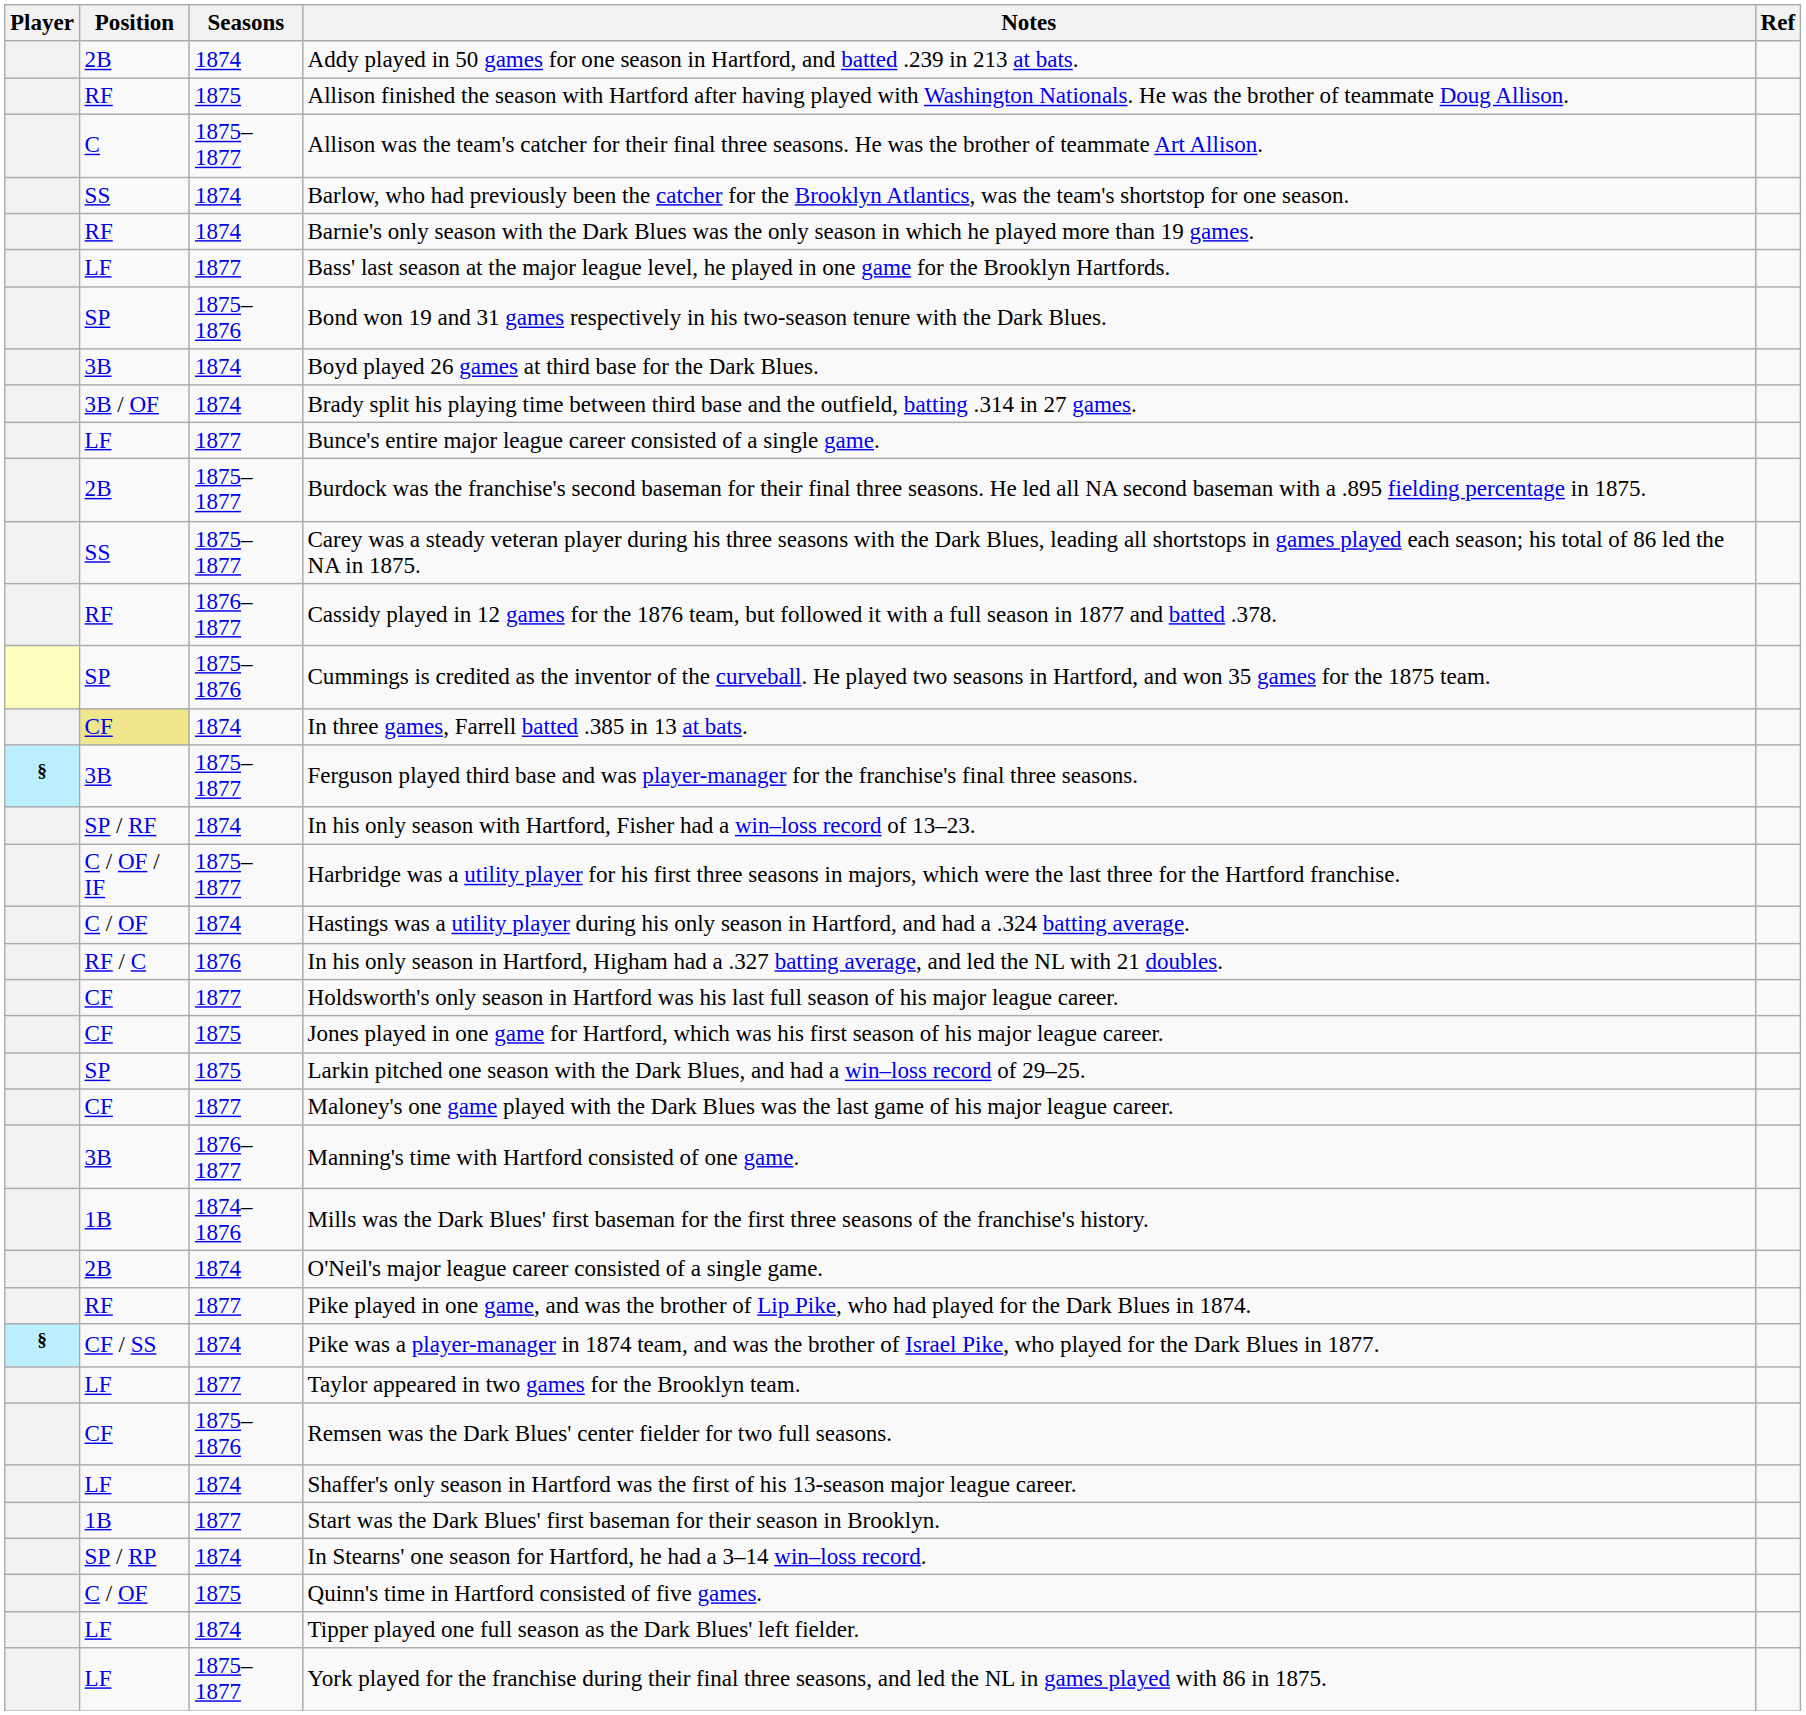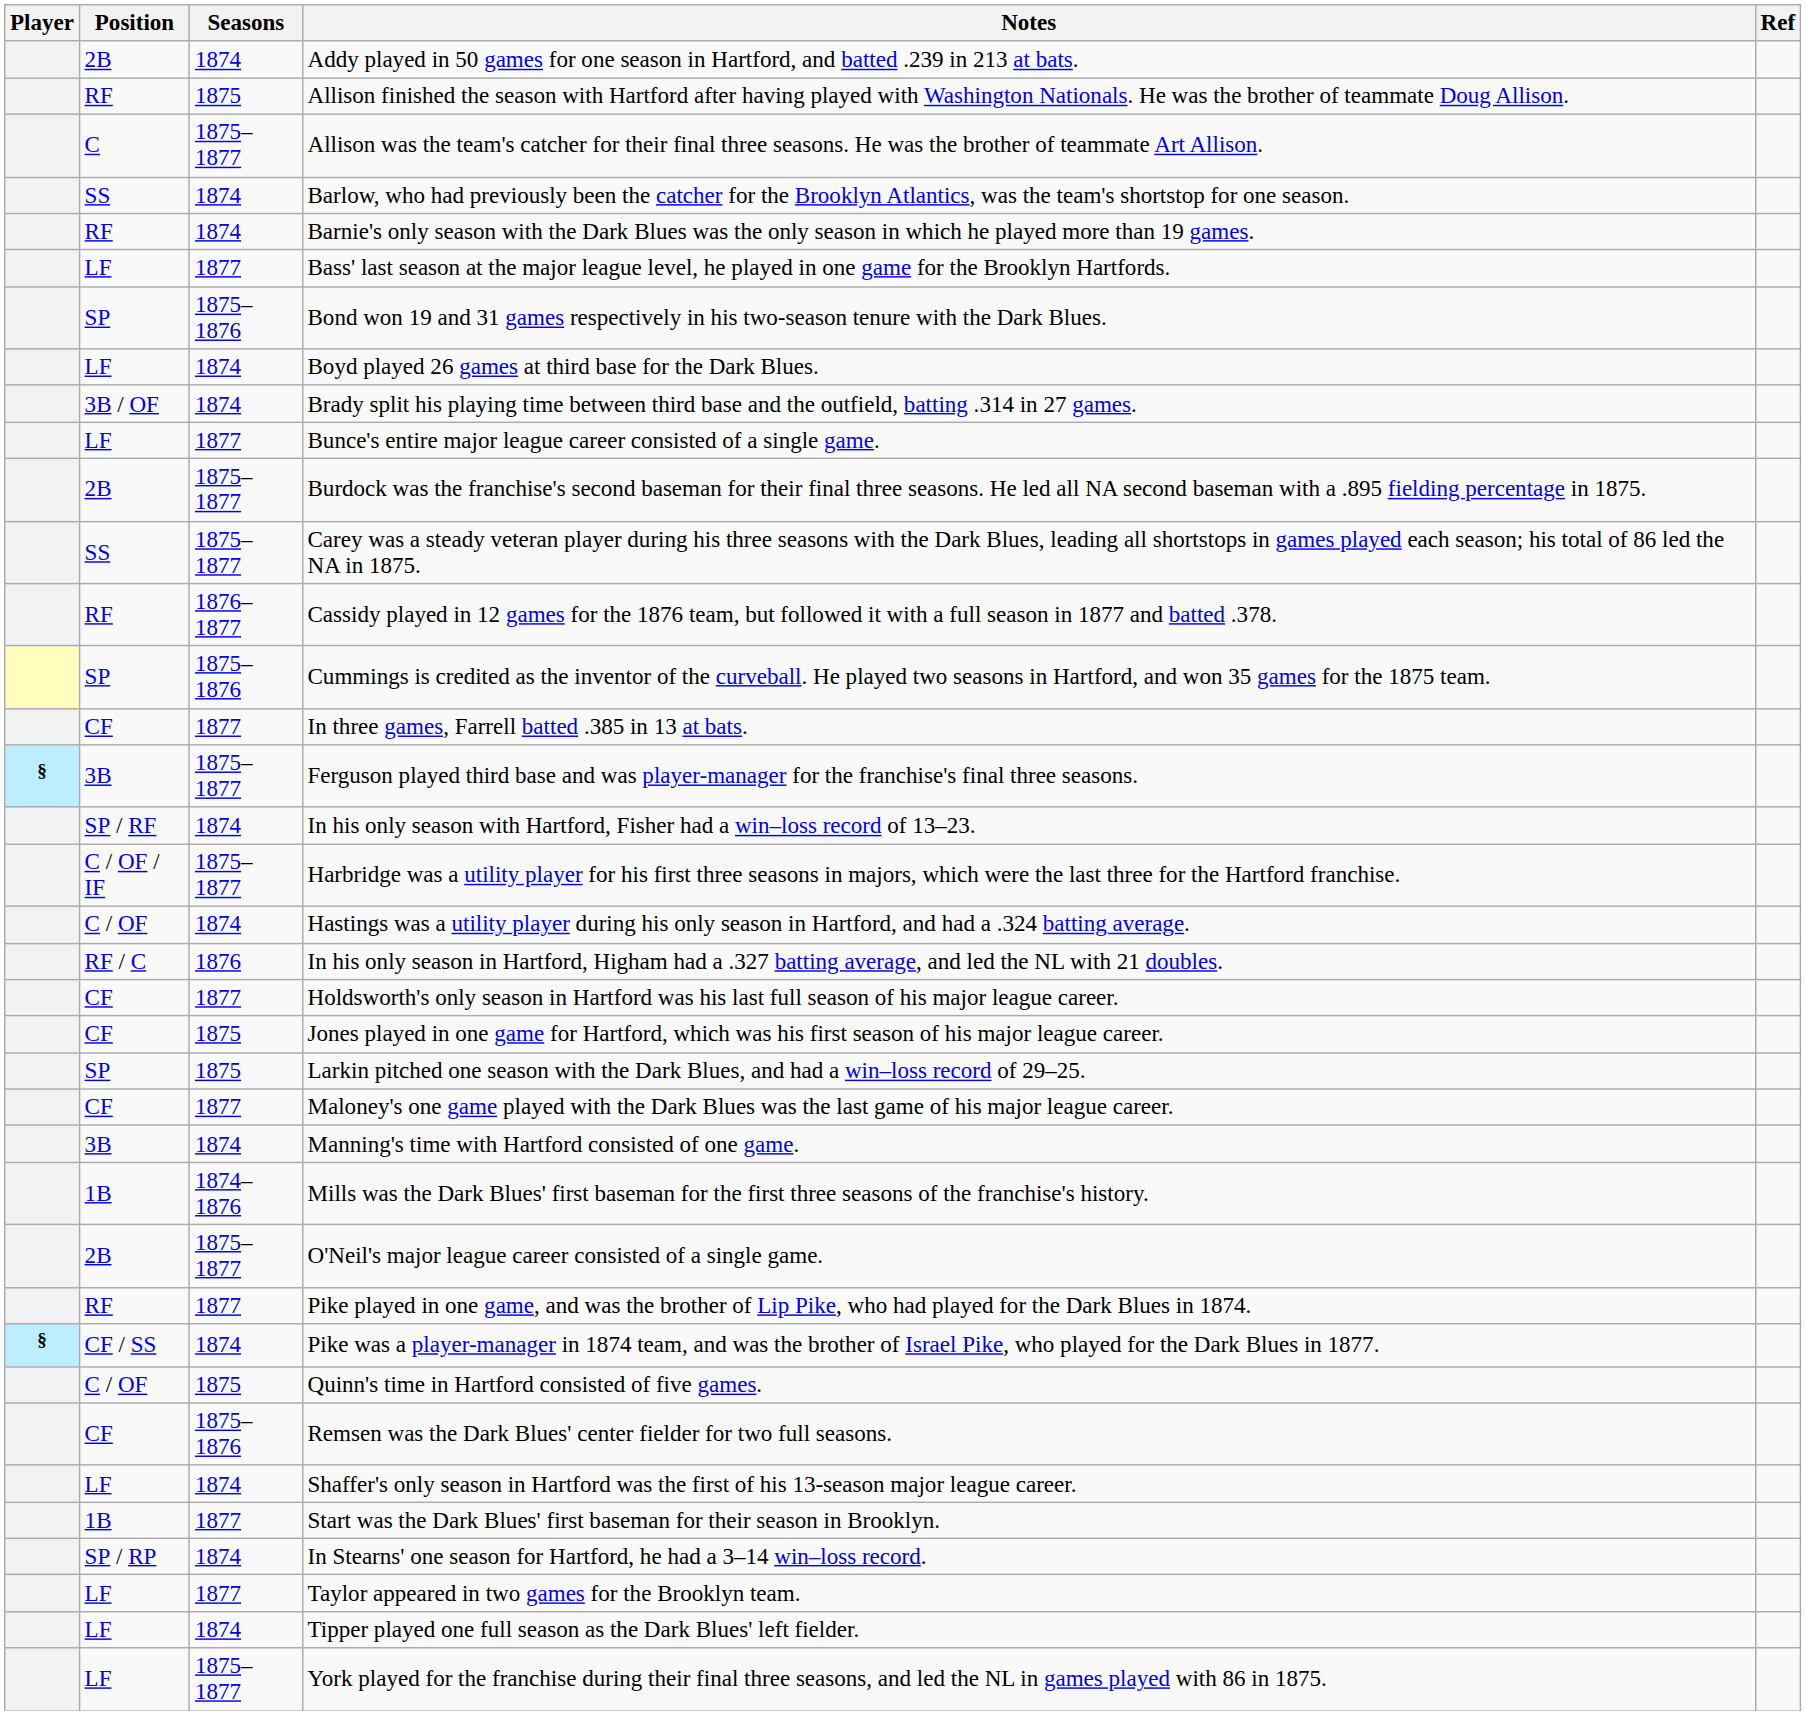(98, 366) 3B -> (98, 366) LF
(99, 726) khaki background -> (99, 726) no background
(218, 726) 1874 -> (218, 726) 1877
(224, 1156) 1876–1877 -> (218, 1143) 1874
(218, 1268) 1874 -> (224, 1255) 1875–1877
rows swapped: (535, 1593) <-> (554, 1384)
